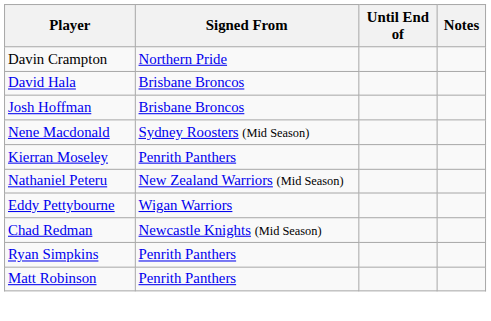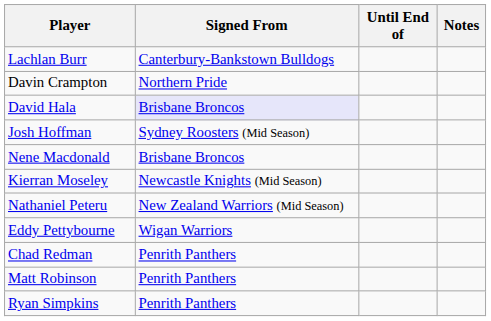+ row: (47, 59)
(191, 83) no background -> (191, 108) lavender background
(191, 108) Brisbane Broncos -> (224, 132) Sydney Roosters (Mid Season)
(224, 132) Sydney Roosters (Mid Season) -> (191, 156) Brisbane Broncos
(187, 156) Penrith Panthers -> (230, 181) Newcastle Knights (Mid Season)
(230, 230) Newcastle Knights (Mid Season) -> (187, 254) Penrith Panthers
rows swapped: (52, 279) <-> (53, 254)
